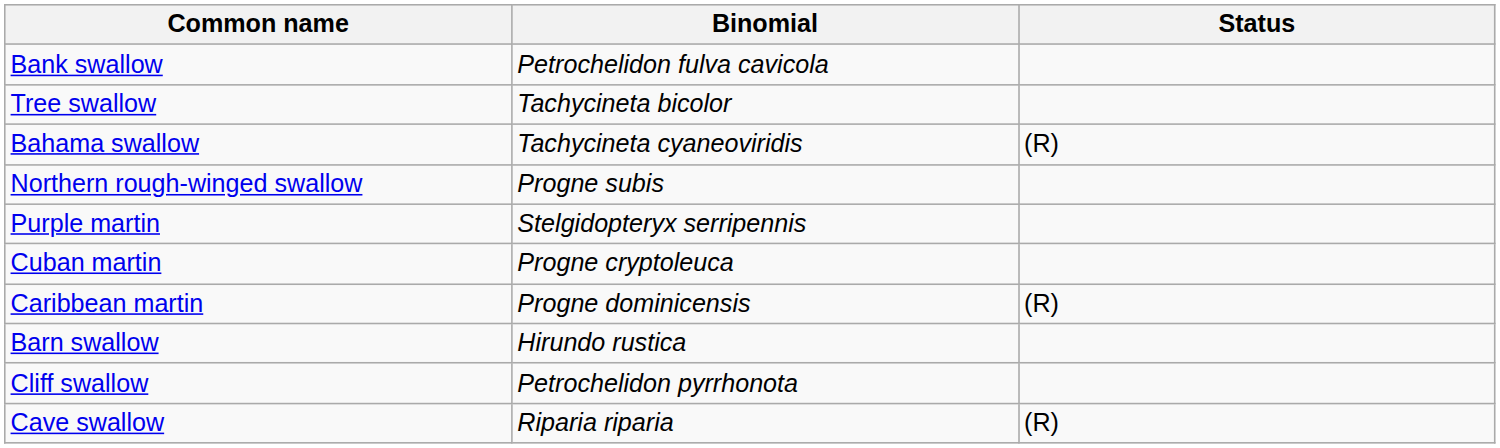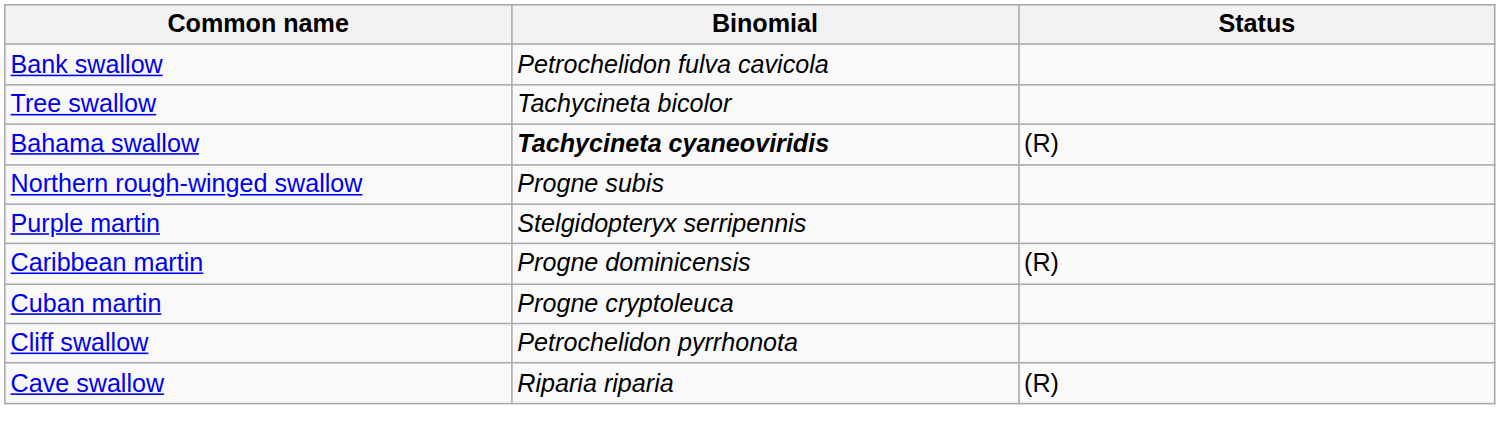(660, 143) normal -> (673, 143) bold
rows swapped: (86, 263) <-> (107, 303)
- row: (85, 343)
